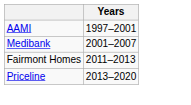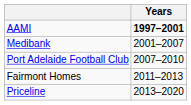(111, 28) normal -> (159, 28) bold
+ row: (68, 60)
